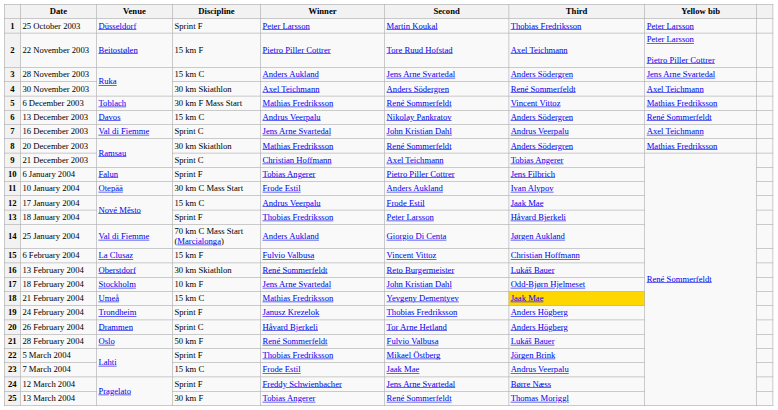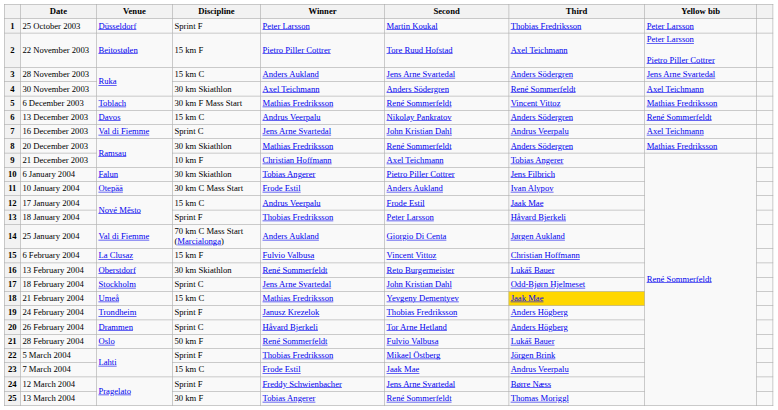(189, 160) Sprint C -> (189, 160) 10 km F
(189, 174) Sprint F -> (203, 174) 30 km Skiathlon
(189, 284) 10 km F -> (189, 284) Sprint C
